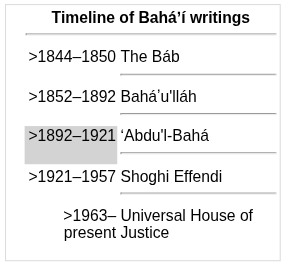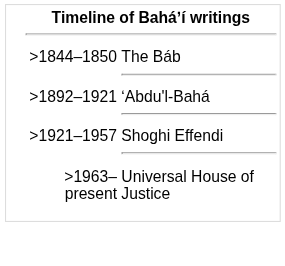- row: (198, 101)
(72, 136) lightgrey background -> (73, 96) no background
